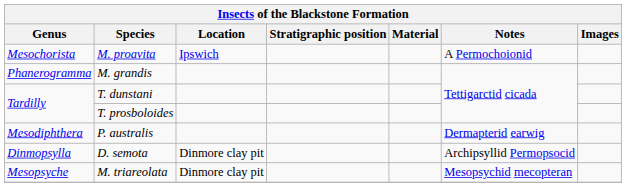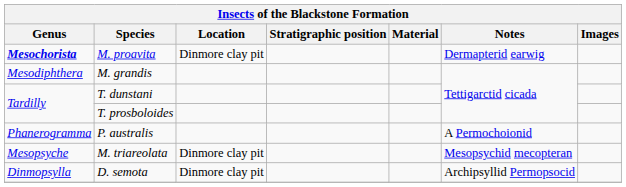(41, 53) normal -> (42, 53) bold
(199, 53) Ipswich -> (221, 53) Dinmore clay pit
(488, 53) A Permochoionid -> (494, 53) Dermapterid earwig
(49, 73) Phanerogramma -> (45, 73) Mesodiphthera
(45, 133) Mesodiphthera -> (49, 133) Phanerogramma
(494, 133) Dermapterid earwig -> (488, 133) A Permochoionid
rows swapped: (122, 152) <-> (132, 172)
